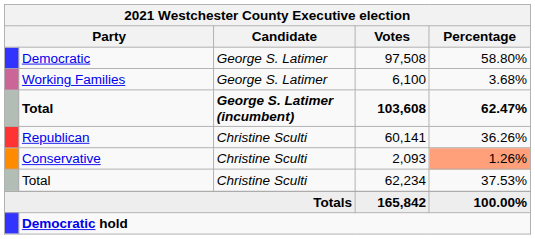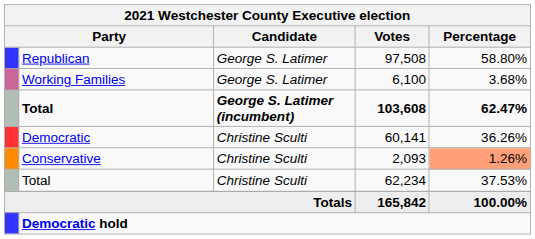(56, 58) Democratic -> (56, 58) Republican
(56, 138) Republican -> (56, 138) Democratic
